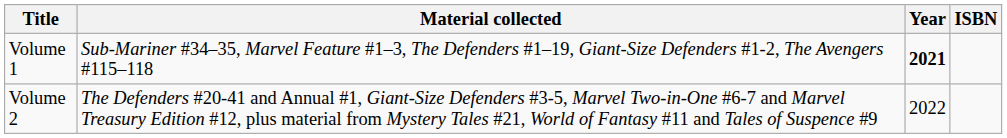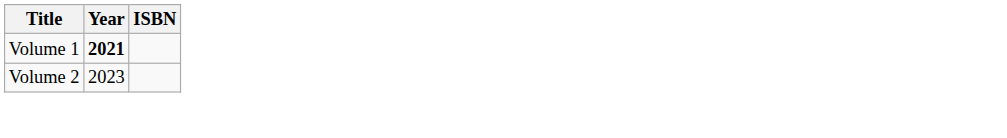- column: (491, 19)
(928, 108) 2022 -> (106, 77) 2023
